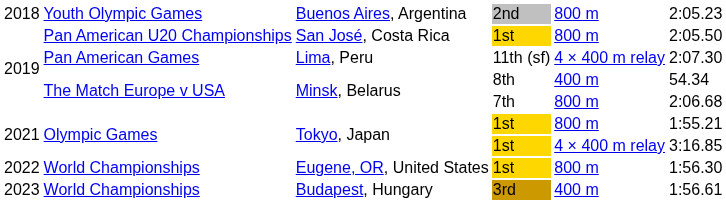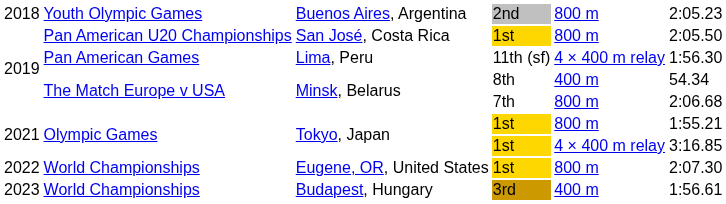(696, 58) 2:07.30 -> (696, 58) 1:56.30
(696, 168) 1:56.30 -> (696, 168) 2:07.30
